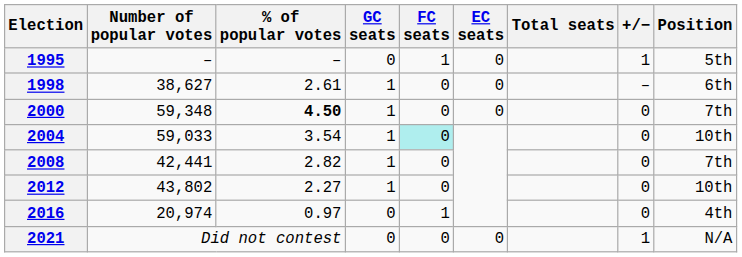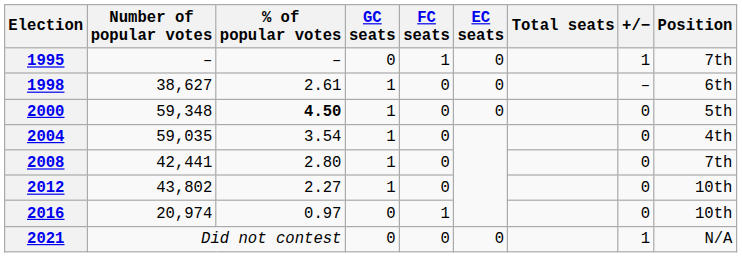(718, 61) 5th -> (718, 61) 7th
(718, 112) 7th -> (718, 112) 5th
(184, 137) 59,033 -> (184, 137) 59,035
(445, 137) paleturquoise background -> (445, 137) no background
(714, 137) 10th -> (718, 137) 4th
(323, 162) 2.82 -> (323, 162) 2.80
(718, 213) 4th -> (714, 213) 10th
